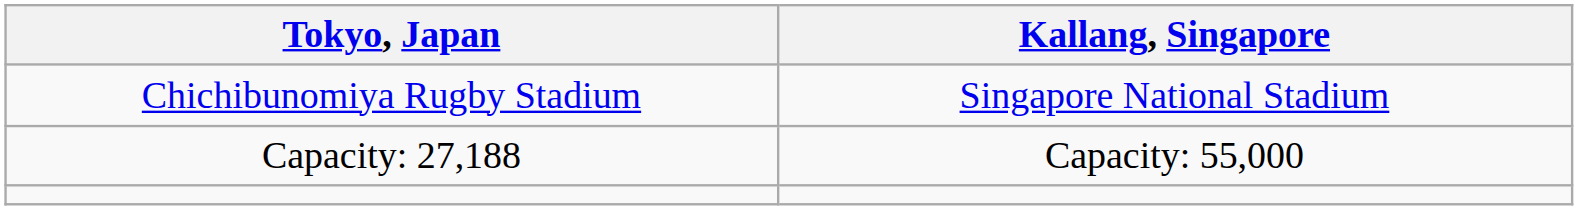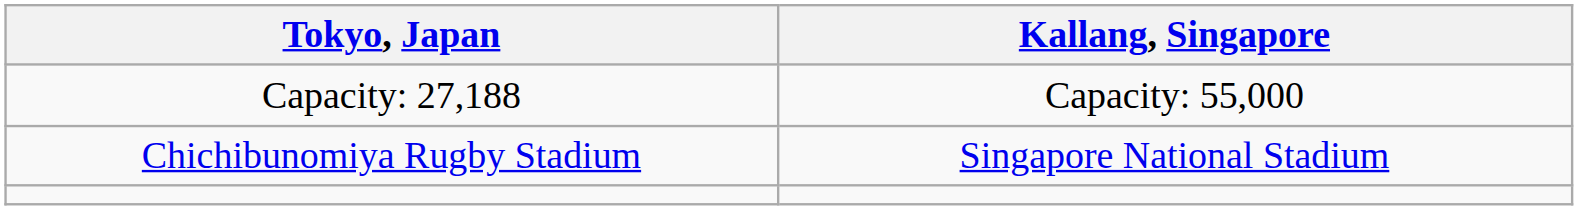rows swapped: (391, 94) <-> (391, 154)
